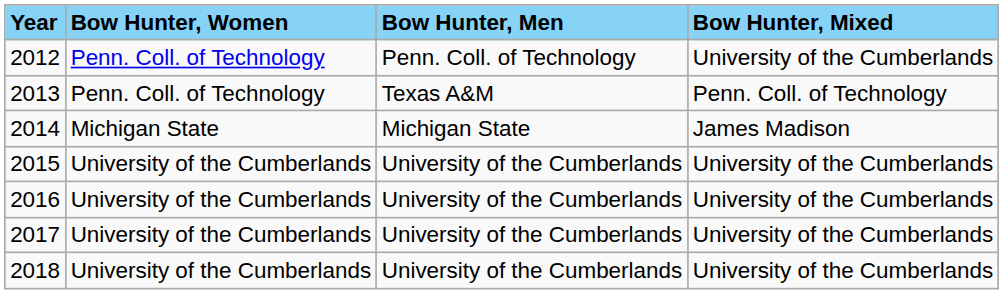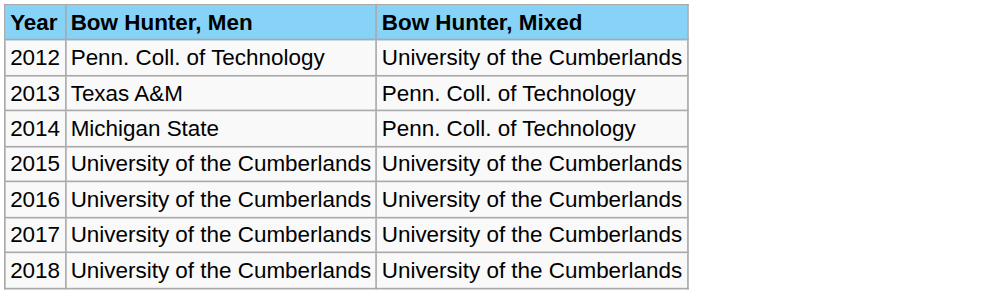- column: (180, 22)
(771, 128) James Madison -> (509, 128) Penn. Coll. of Technology
